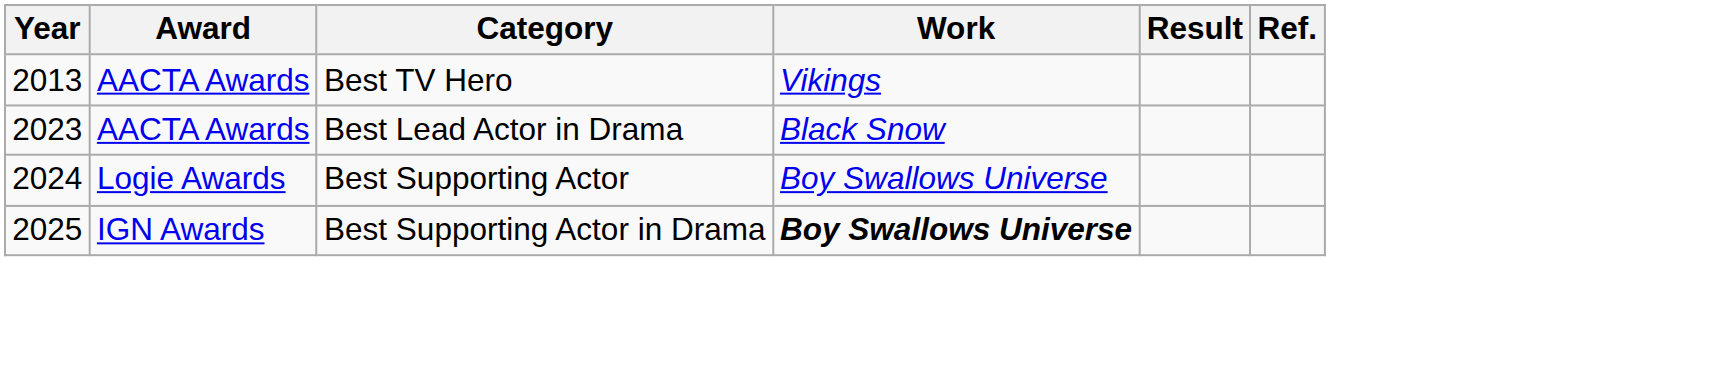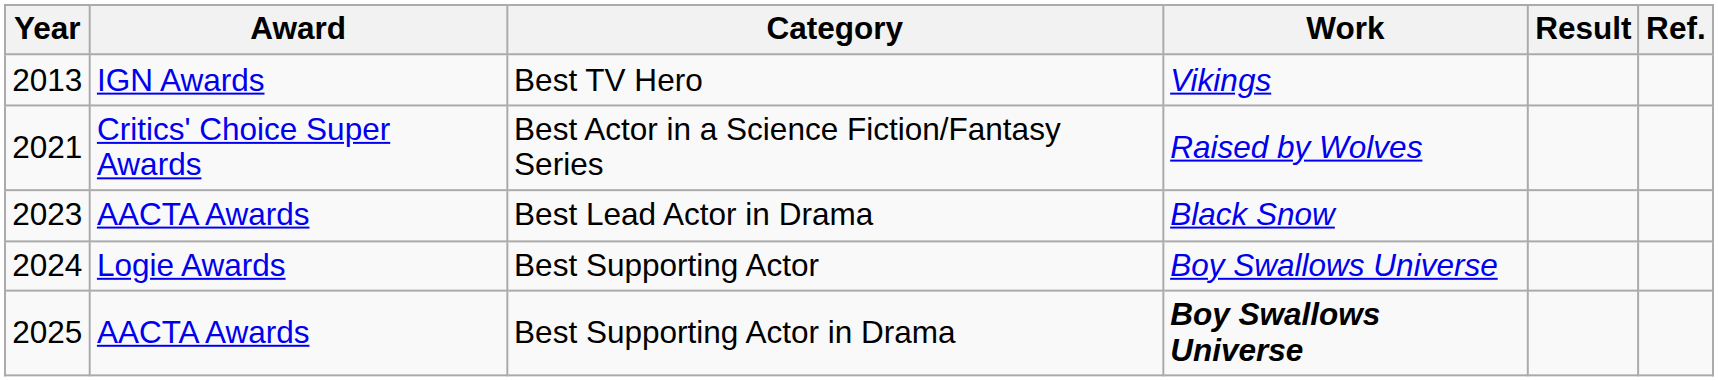(203, 79) AACTA Awards -> (181, 79) IGN Awards
+ row: (787, 147)
(181, 229) IGN Awards -> (203, 332) AACTA Awards
